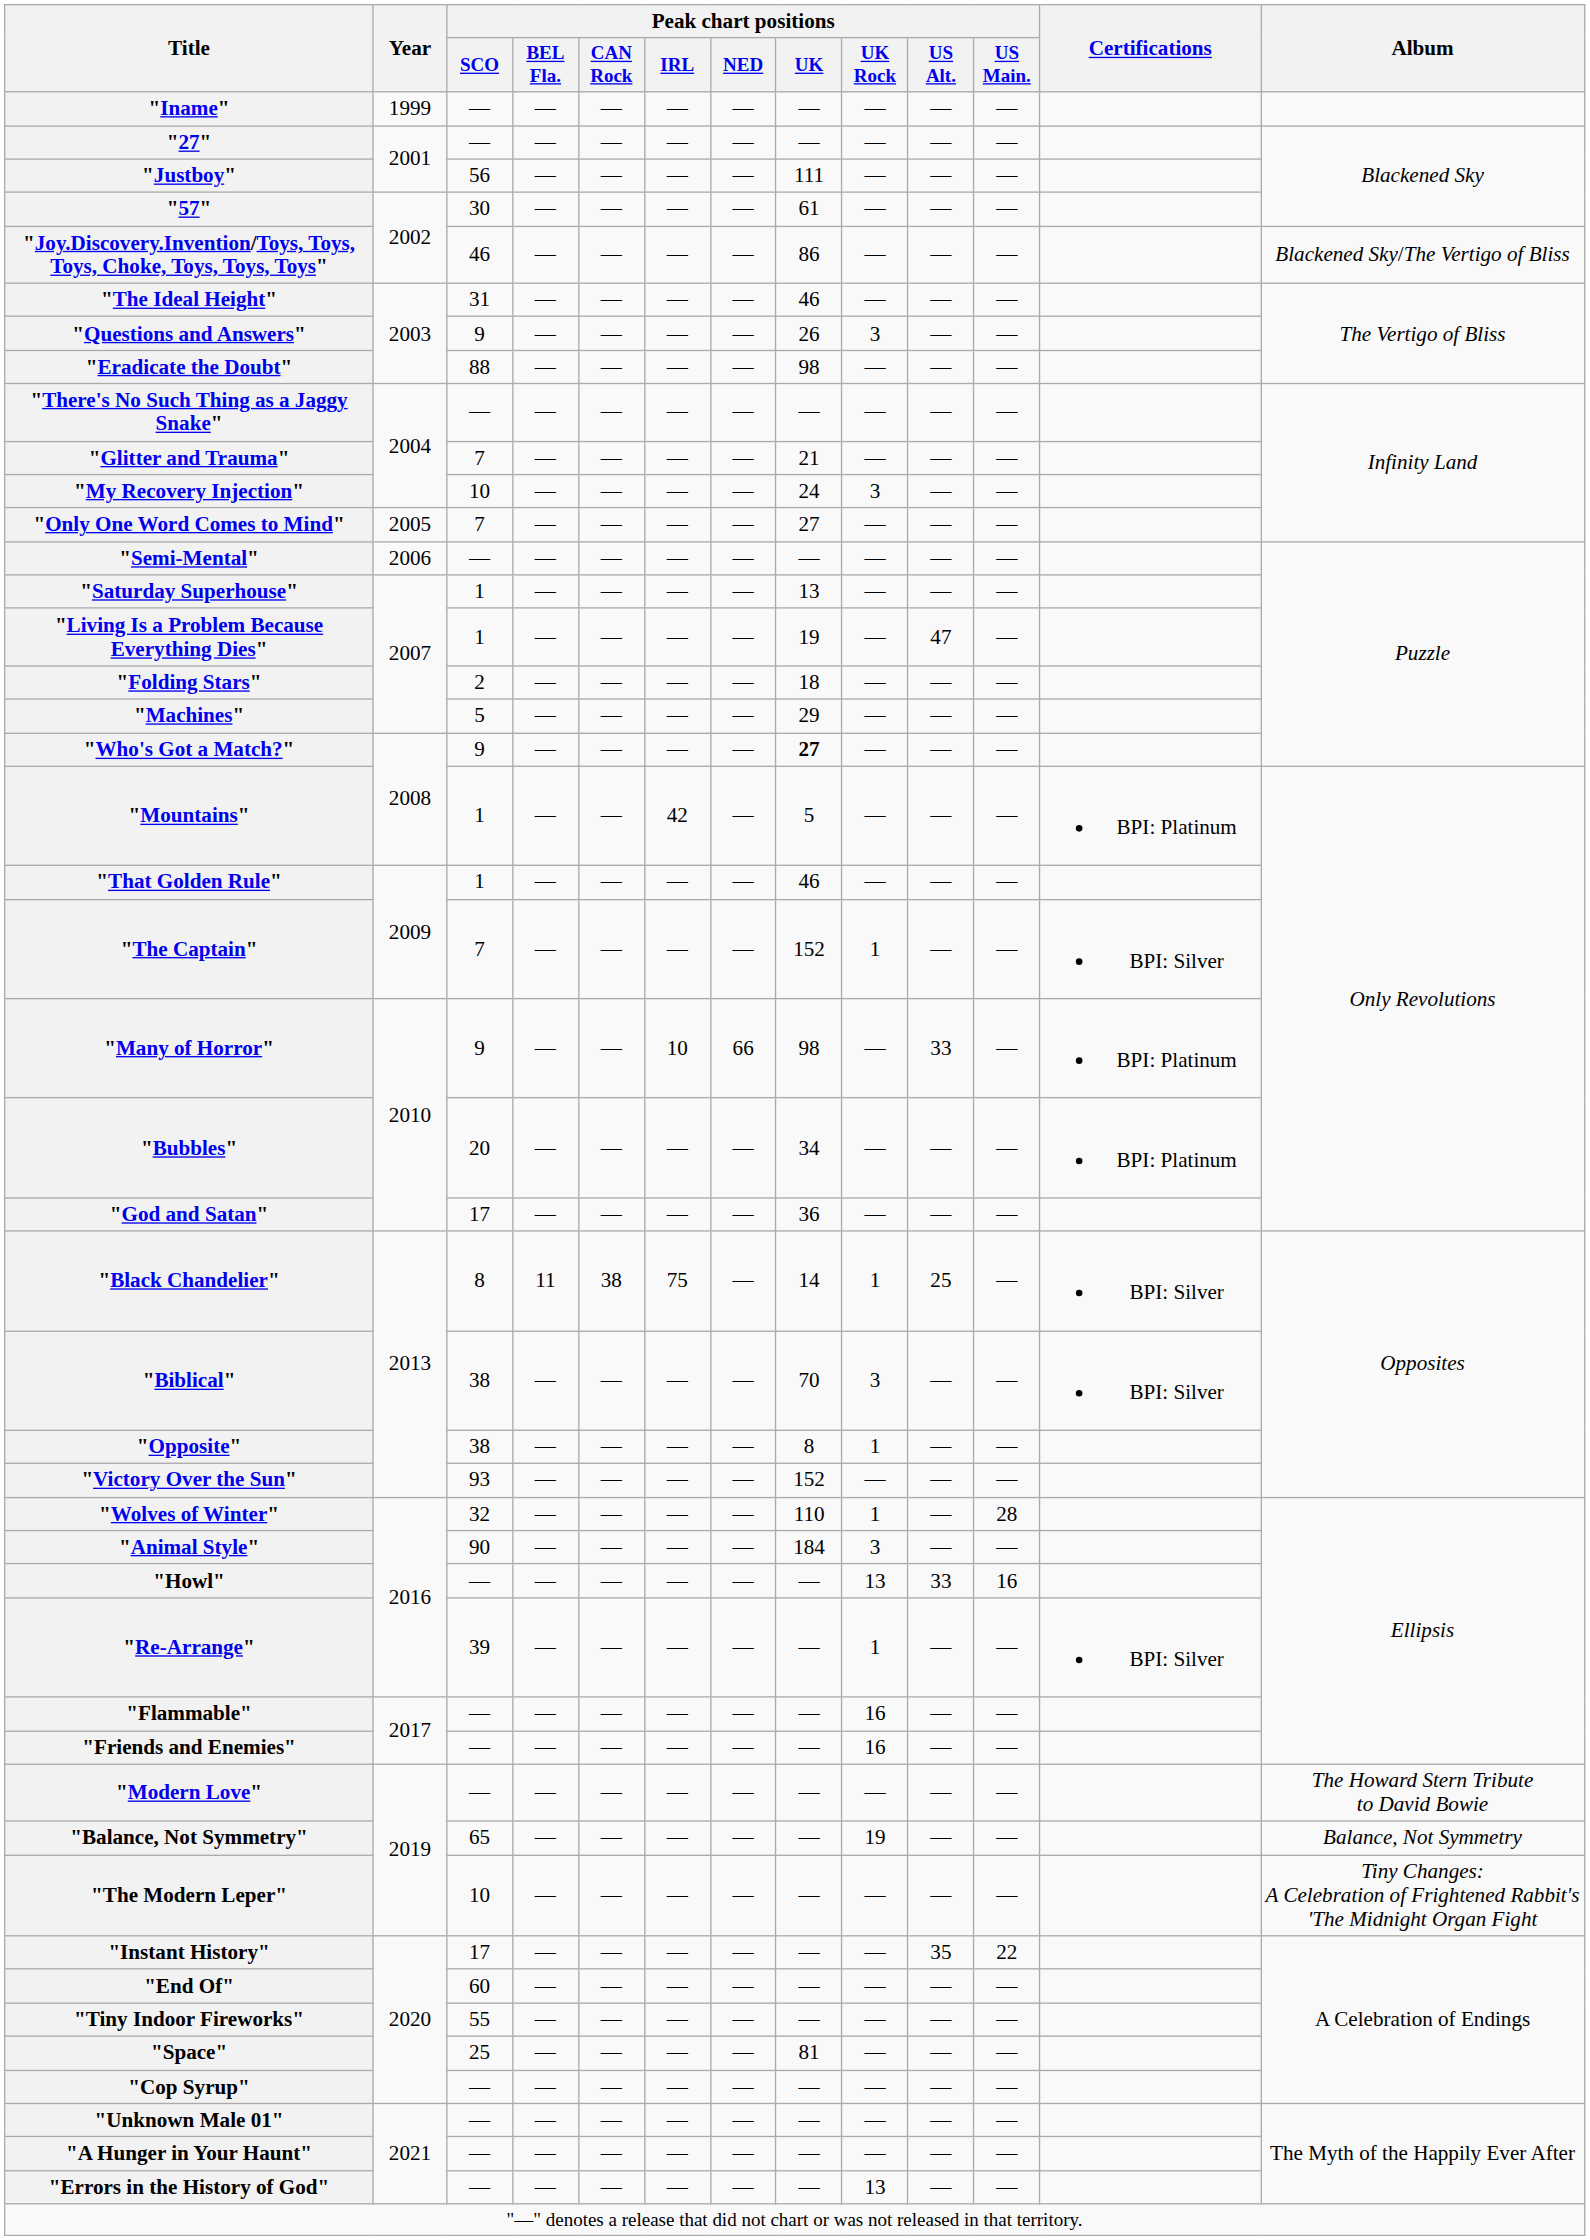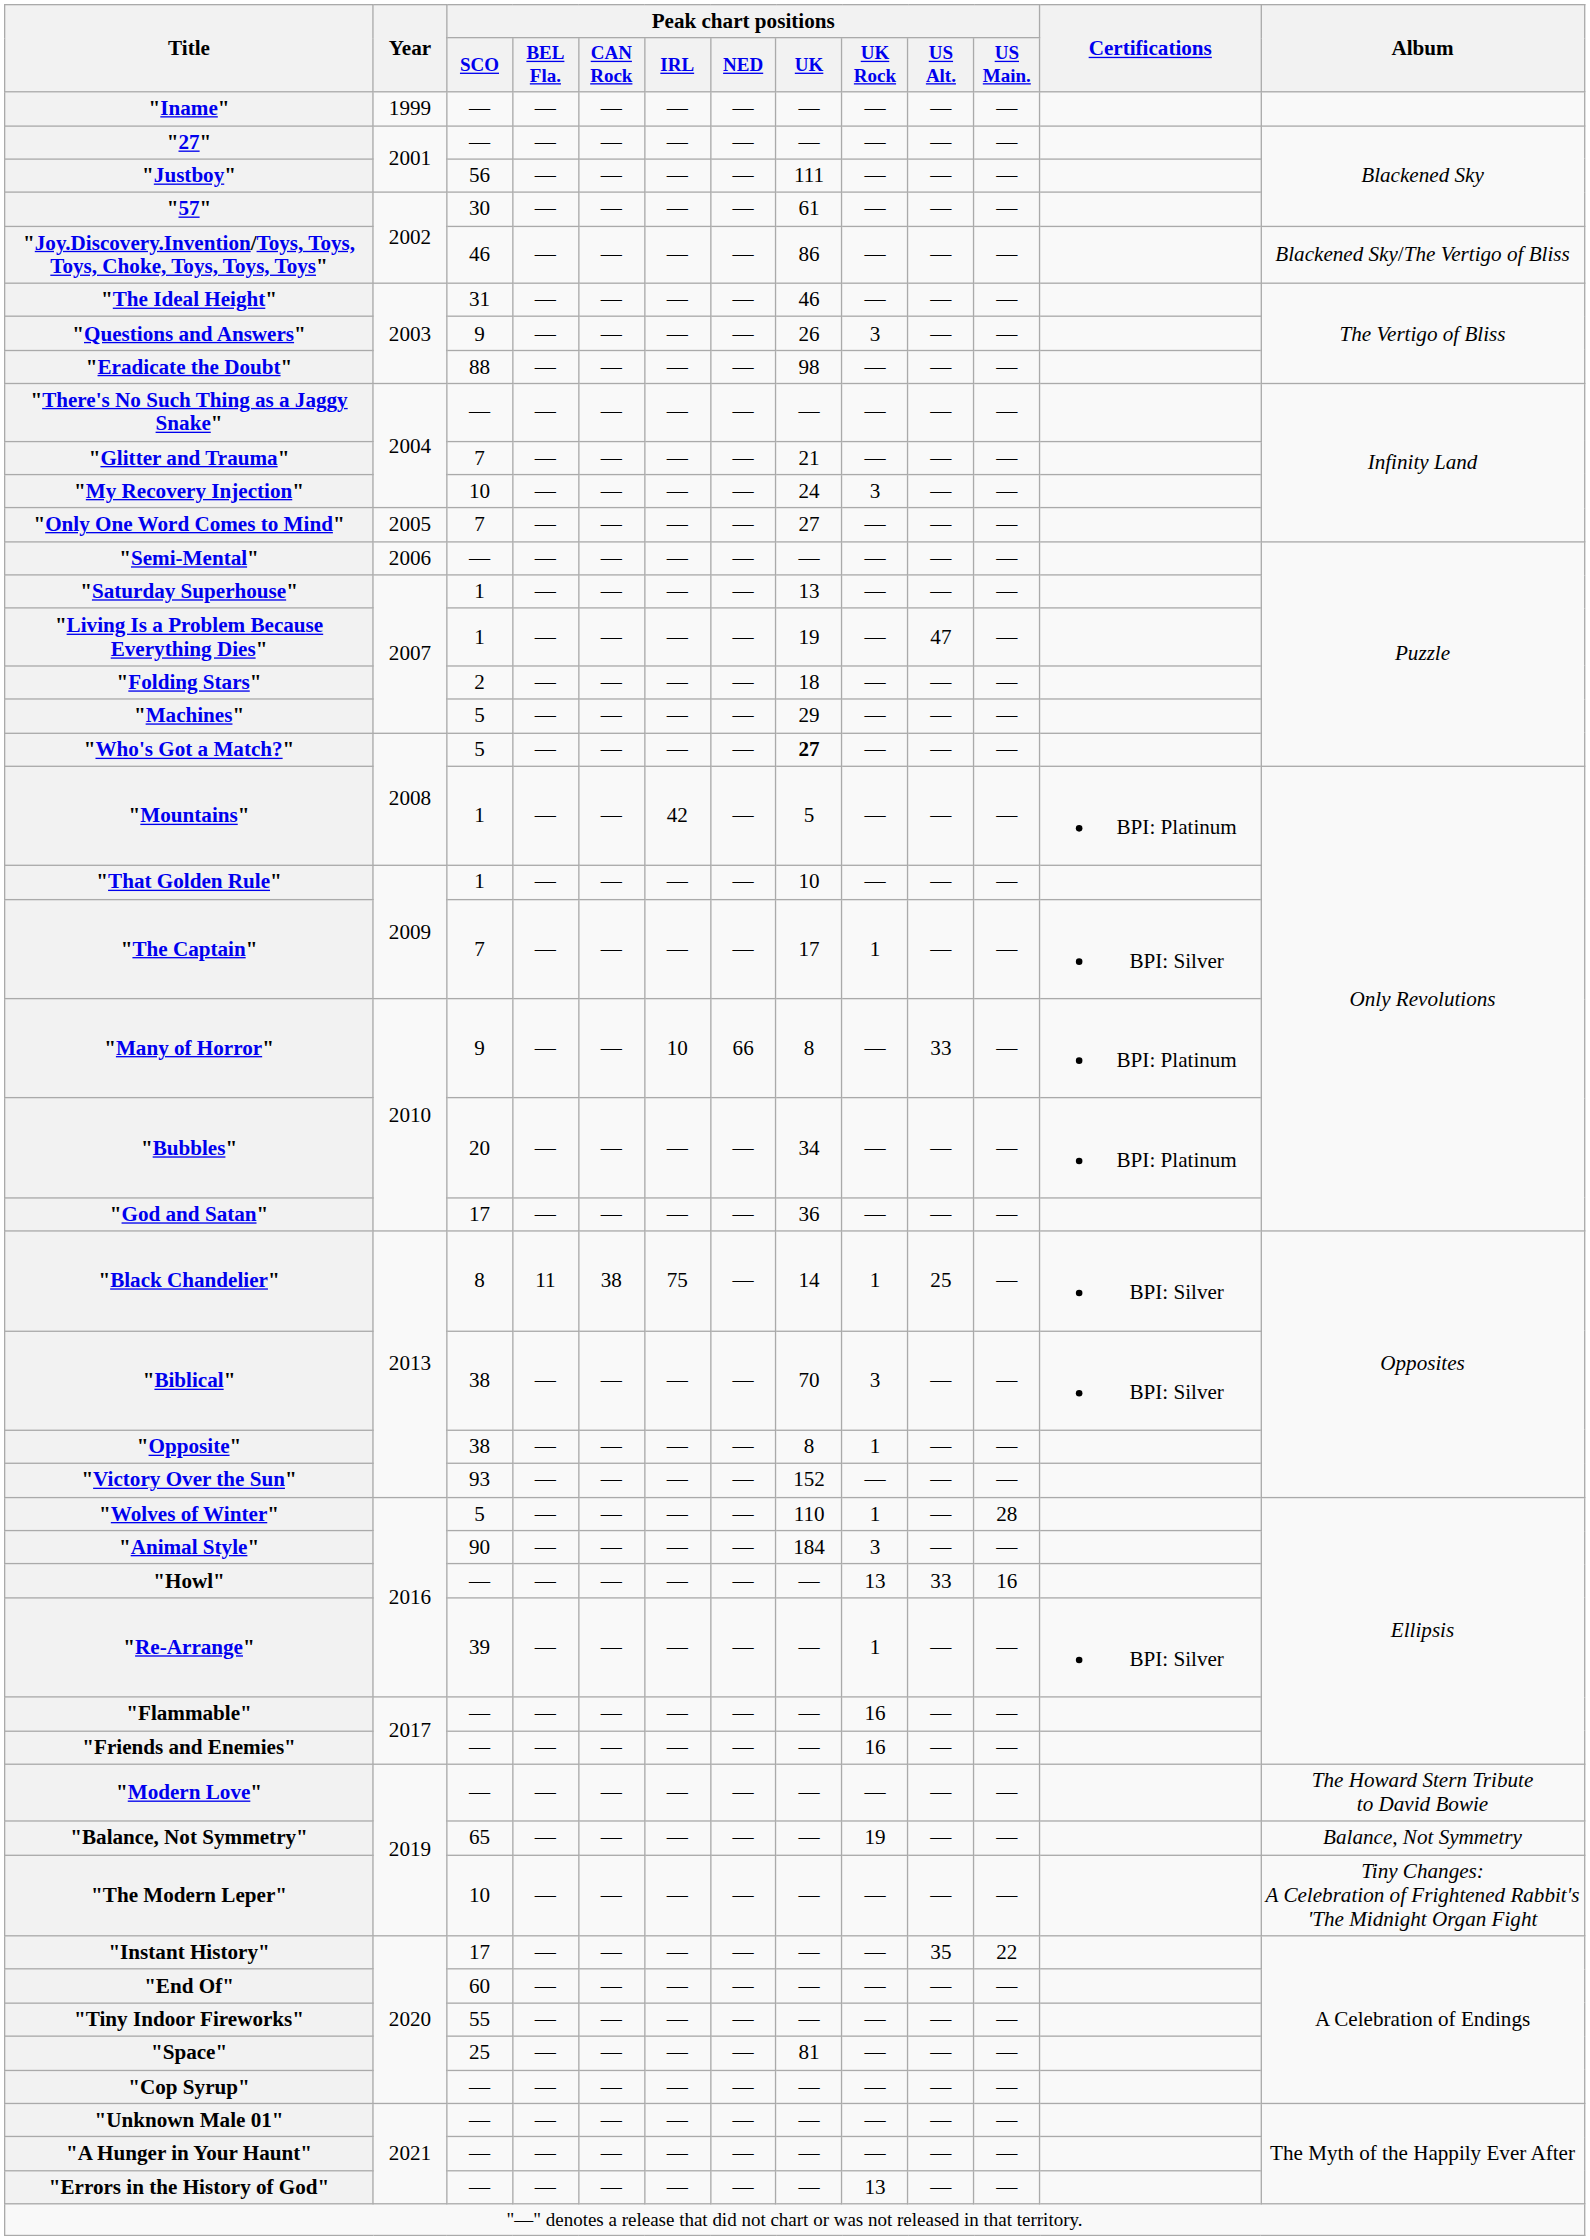(479, 749) 9 -> (479, 749) 5
(809, 882) 46 -> (809, 882) 10
(809, 948) 152 -> (809, 948) 17
(809, 1048) 98 -> (809, 1048) 8
(479, 1513) 32 -> (479, 1513) 5
